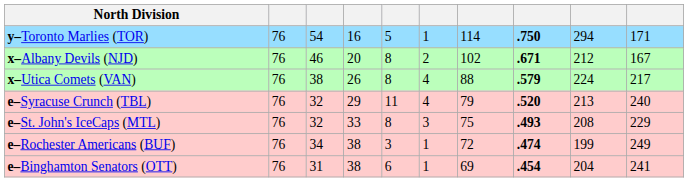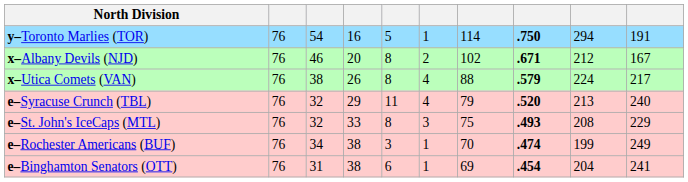(640, 36) 171 -> (640, 36) 191
(467, 144) 72 -> (467, 144) 70
